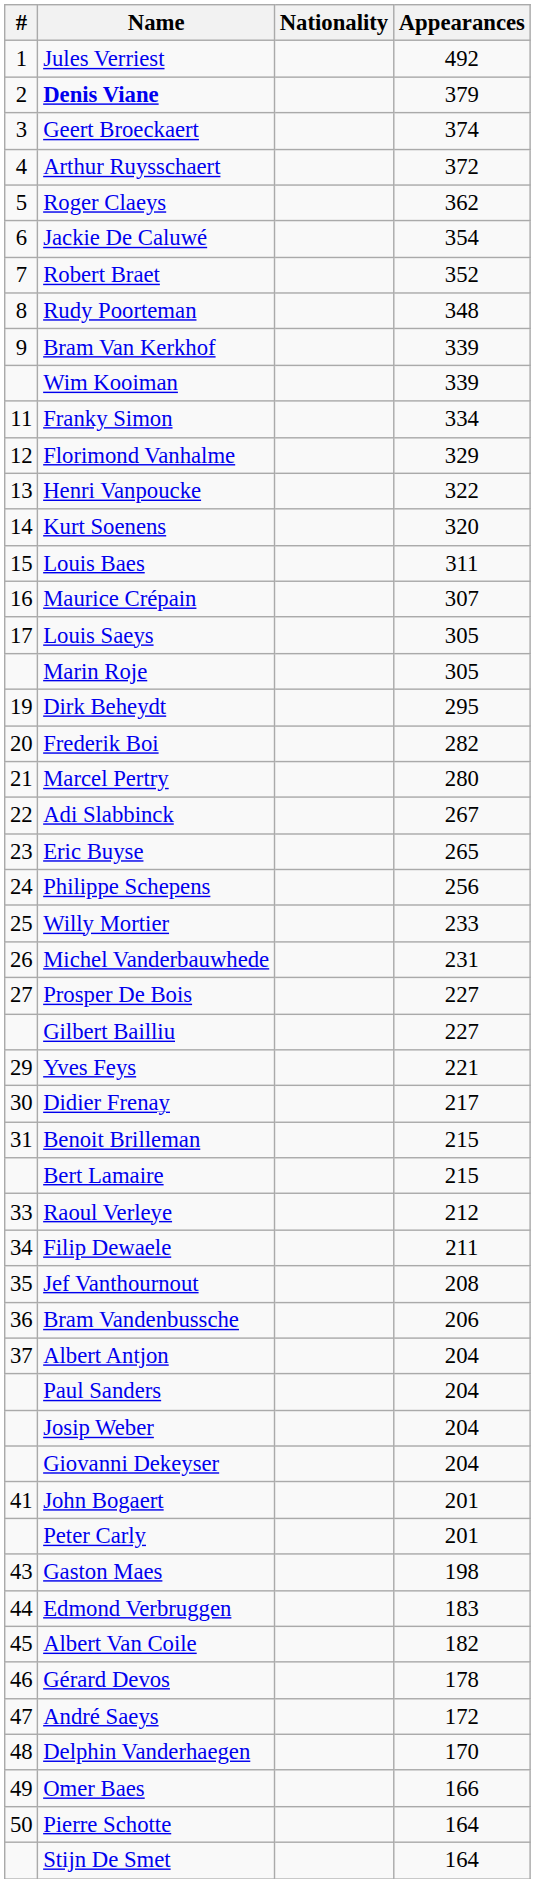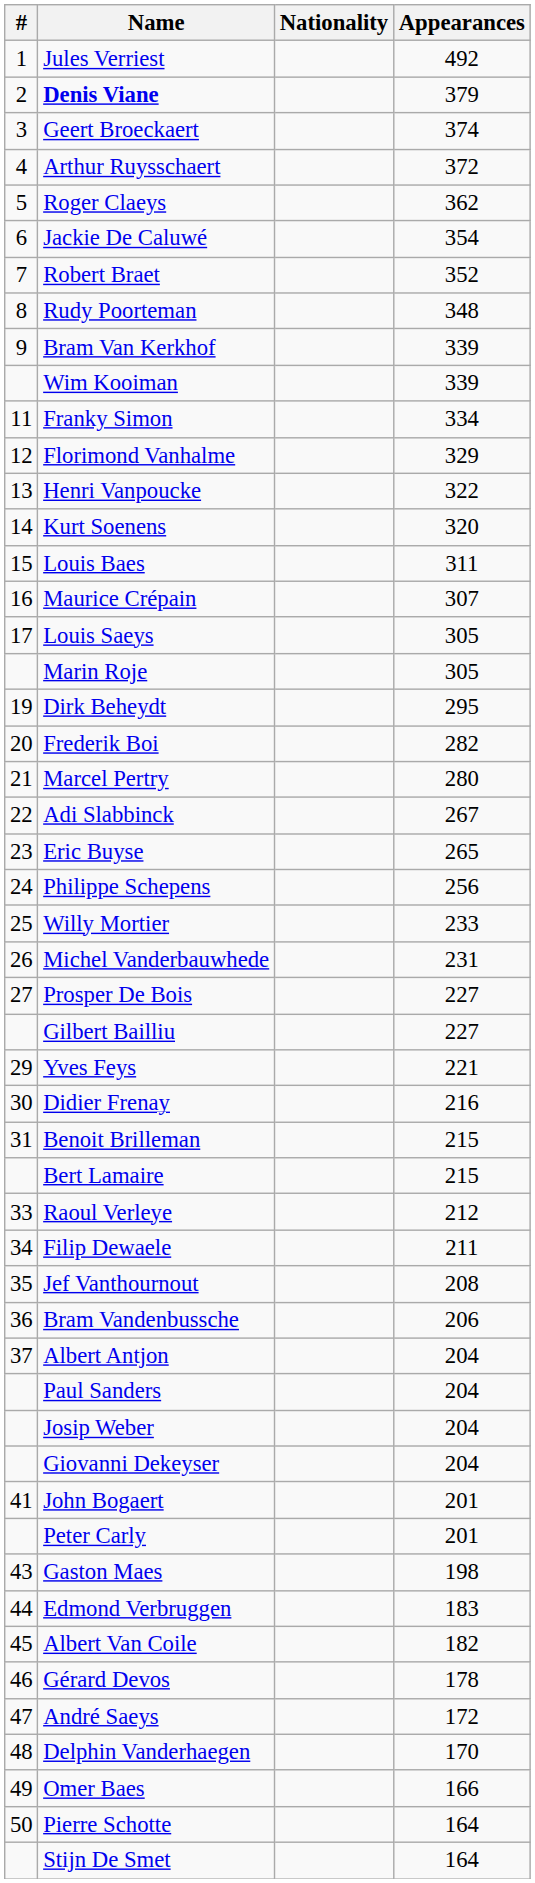(462, 1103) 217 -> (462, 1103) 216
